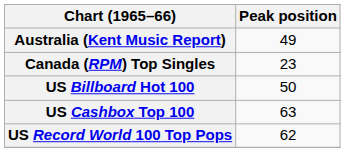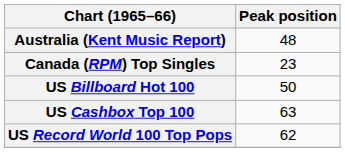(288, 40) 49 -> (288, 40) 48
